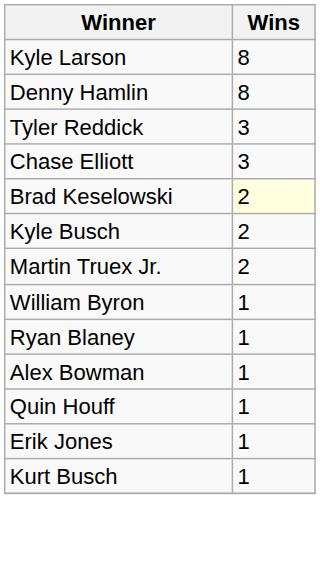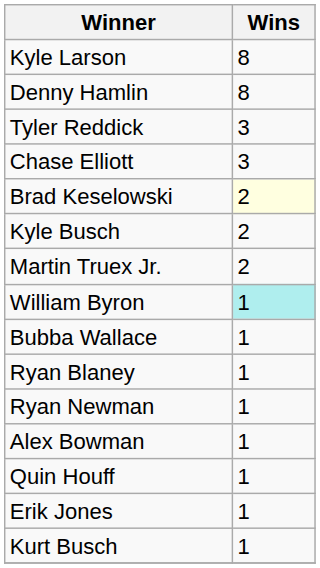(244, 301) no background -> (244, 301) paleturquoise background
+ row: (84, 336)
+ row: (82, 406)
